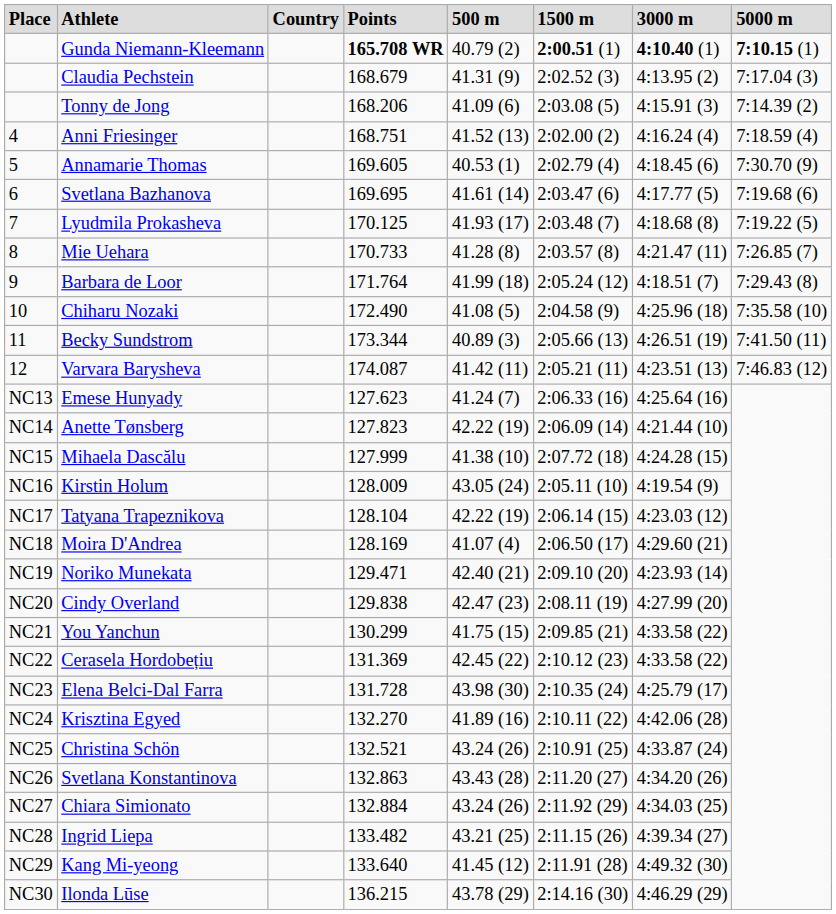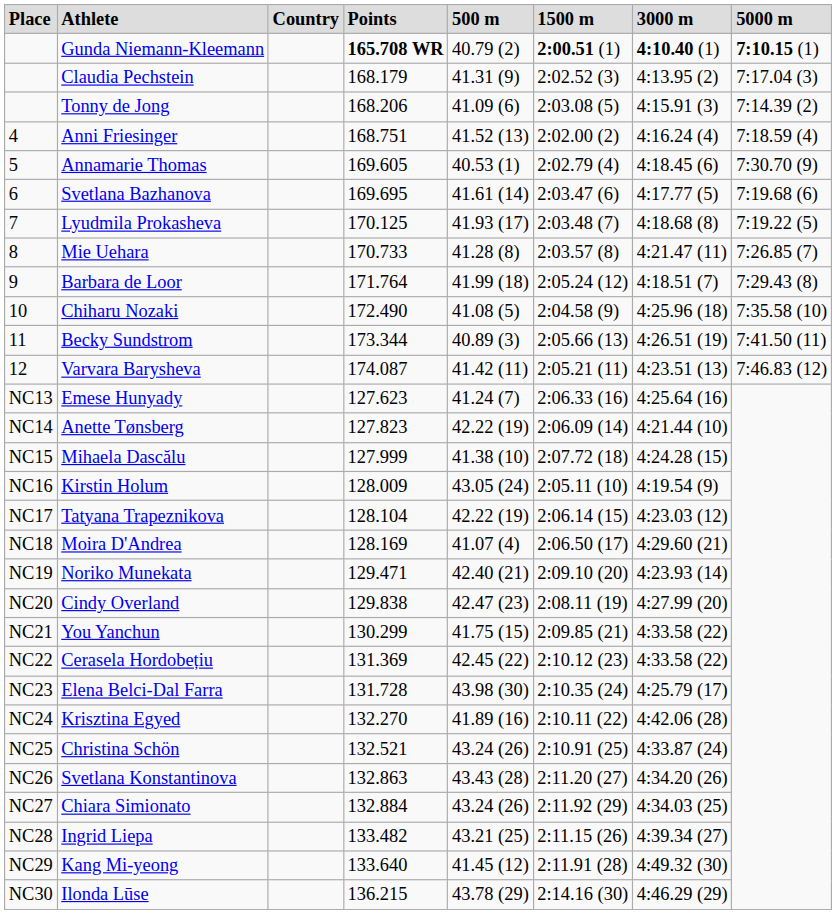(377, 77) 168.679 -> (377, 77) 168.179
